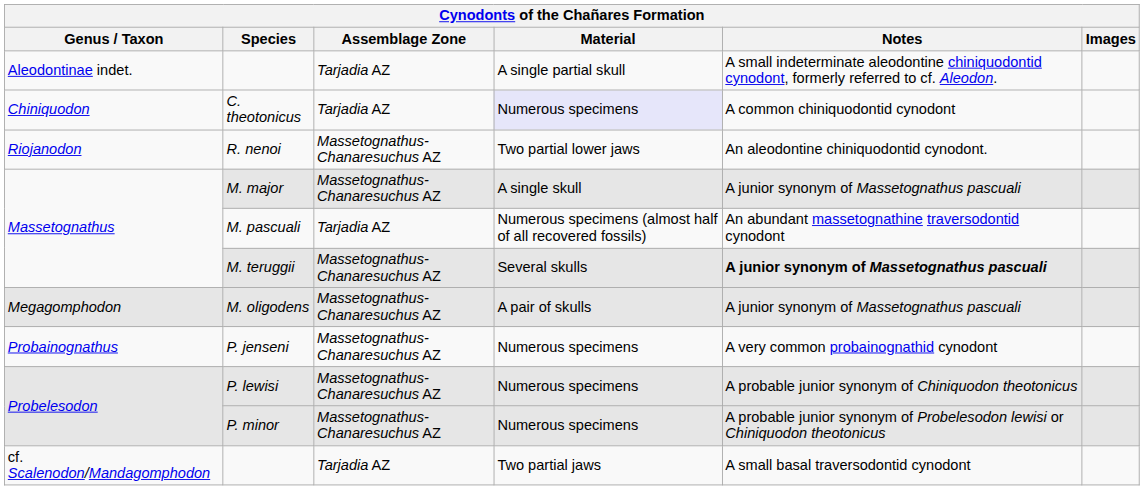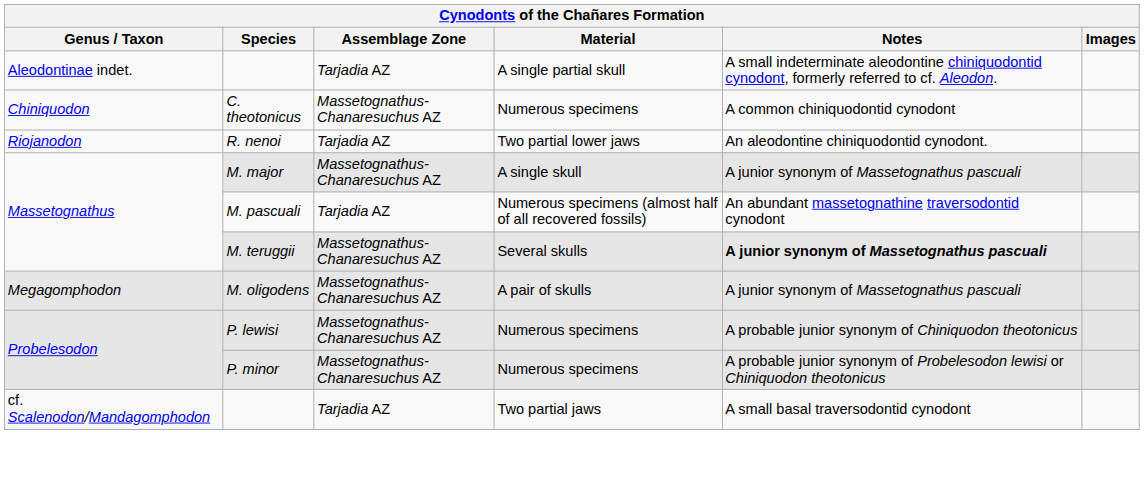(354, 109) Tarjadia AZ -> (379, 109) Massetognathus-Chanaresuchus AZ
(568, 109) lavender background -> (568, 109) no background
(379, 149) Massetognathus-Chanaresuchus AZ -> (354, 141) Tarjadia AZ
- row: (63, 346)
